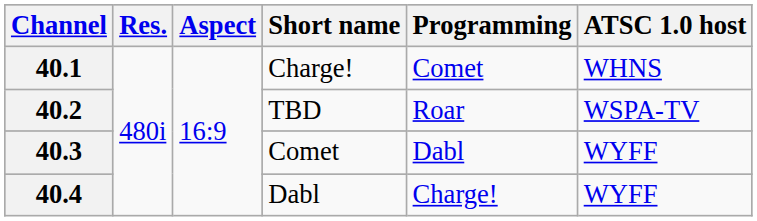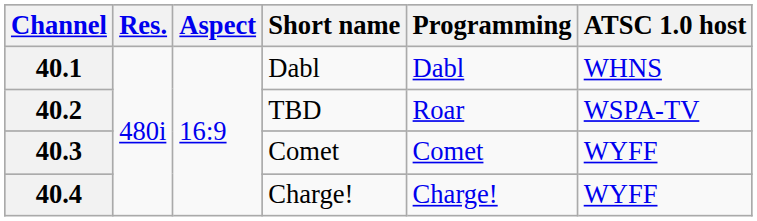(311, 67) Charge! -> (294, 67) Dabl
(448, 67) Comet -> (438, 67) Dabl
(438, 151) Dabl -> (448, 151) Comet
(294, 194) Dabl -> (311, 194) Charge!
